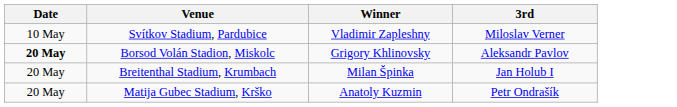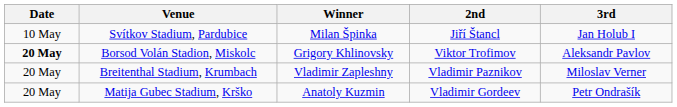+ column: (475, 14)
(380, 33) Vladimir Zapleshny -> (343, 33) Milan Špinka
(525, 33) Miloslav Verner -> (606, 33) Jan Holub I
(380, 72) Milan Špinka -> (343, 72) Vladimir Zapleshny
(525, 72) Jan Holub I -> (606, 72) Miloslav Verner
